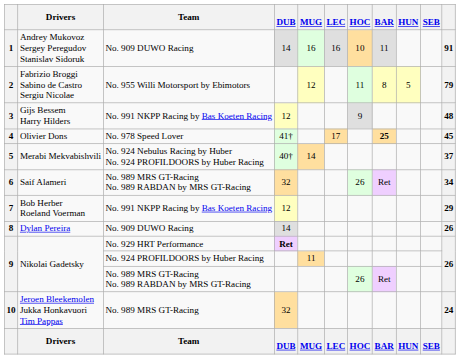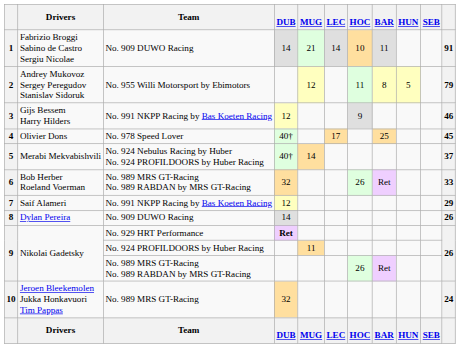(53, 48) Andrey Mukovoz Sergey Peregudov Stanislav Sidoruk -> (51, 48) Fabrizio Broggi Sabino de Castro Sergiu Nicolae
(311, 48) 16 -> (311, 48) 21
(336, 48) 16 -> (336, 48) 14
(51, 84) Fabrizio Broggi Sabino de Castro Sergiu Nicolae -> (53, 84) Andrey Mukovoz Sergey Peregudov Stanislav Sidoruk
(449, 115) 48 -> (449, 115) 46
(286, 136) 41† -> (286, 136) 40†
(384, 136) bold -> (384, 136) normal
(43, 182) Saif Alameri -> (53, 182) Bob Herber Roeland Voerman
(449, 182) 34 -> (449, 182) 33
(53, 207) Bob Herber Roeland Voerman -> (43, 202) Saif Alameri
